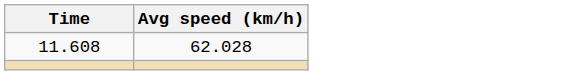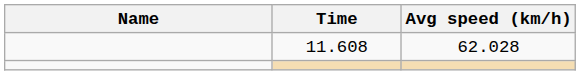+ column: (138, 19)
